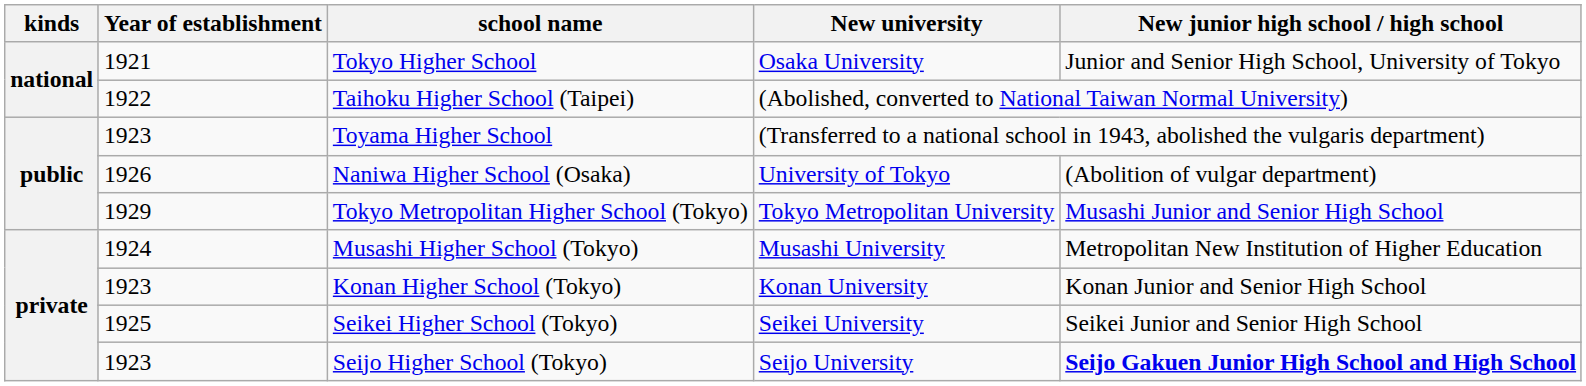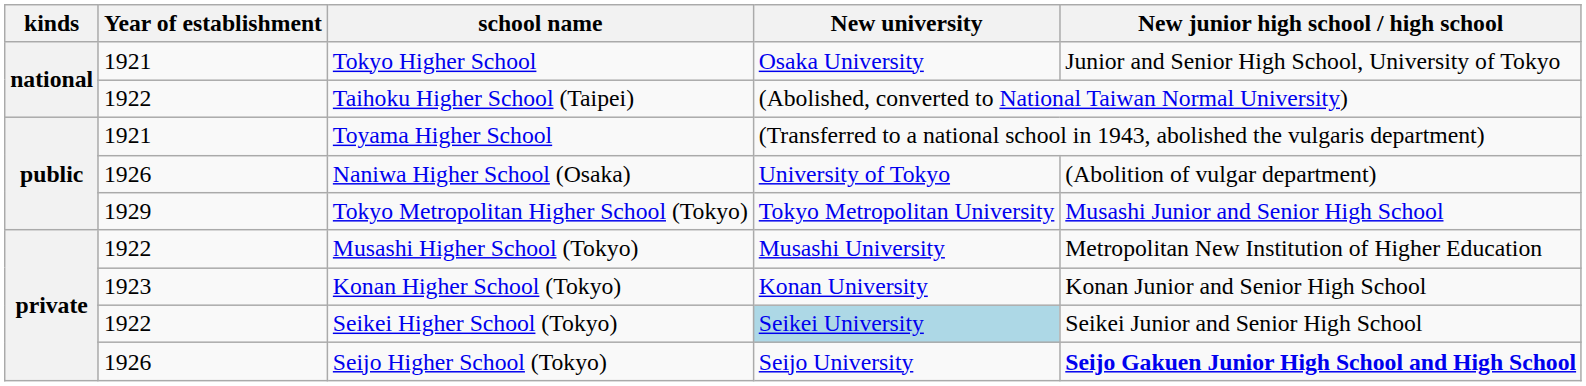(128, 135) 1923 -> (128, 135) 1921
(128, 248) 1924 -> (128, 248) 1922
(128, 323) 1925 -> (128, 323) 1922
(841, 323) no background -> (841, 323) lightblue background
(128, 361) 1923 -> (128, 361) 1926
